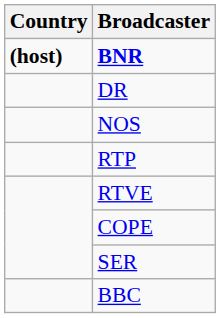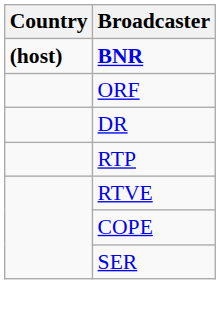+ row: (119, 90)
- row: (119, 124)
- row: (119, 295)
